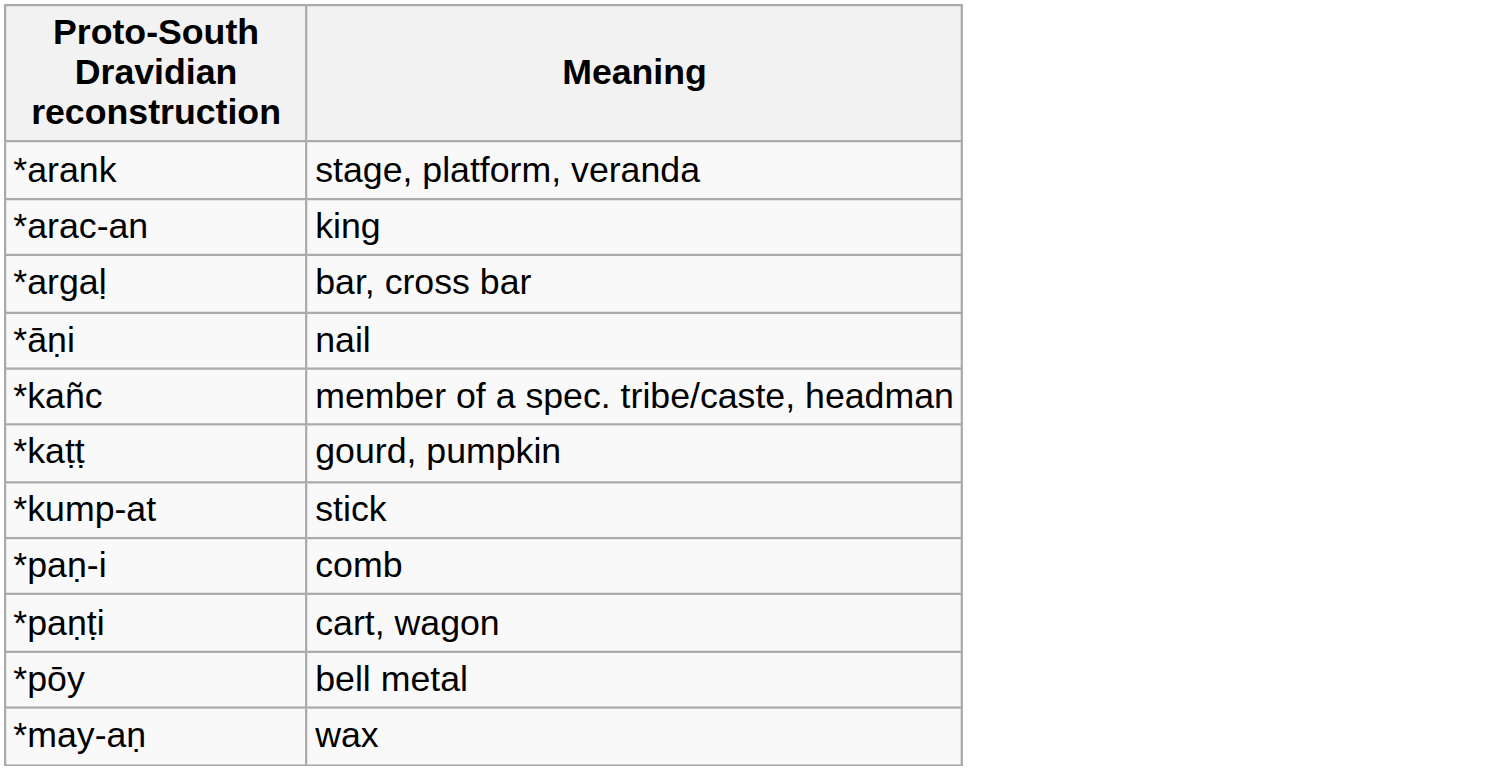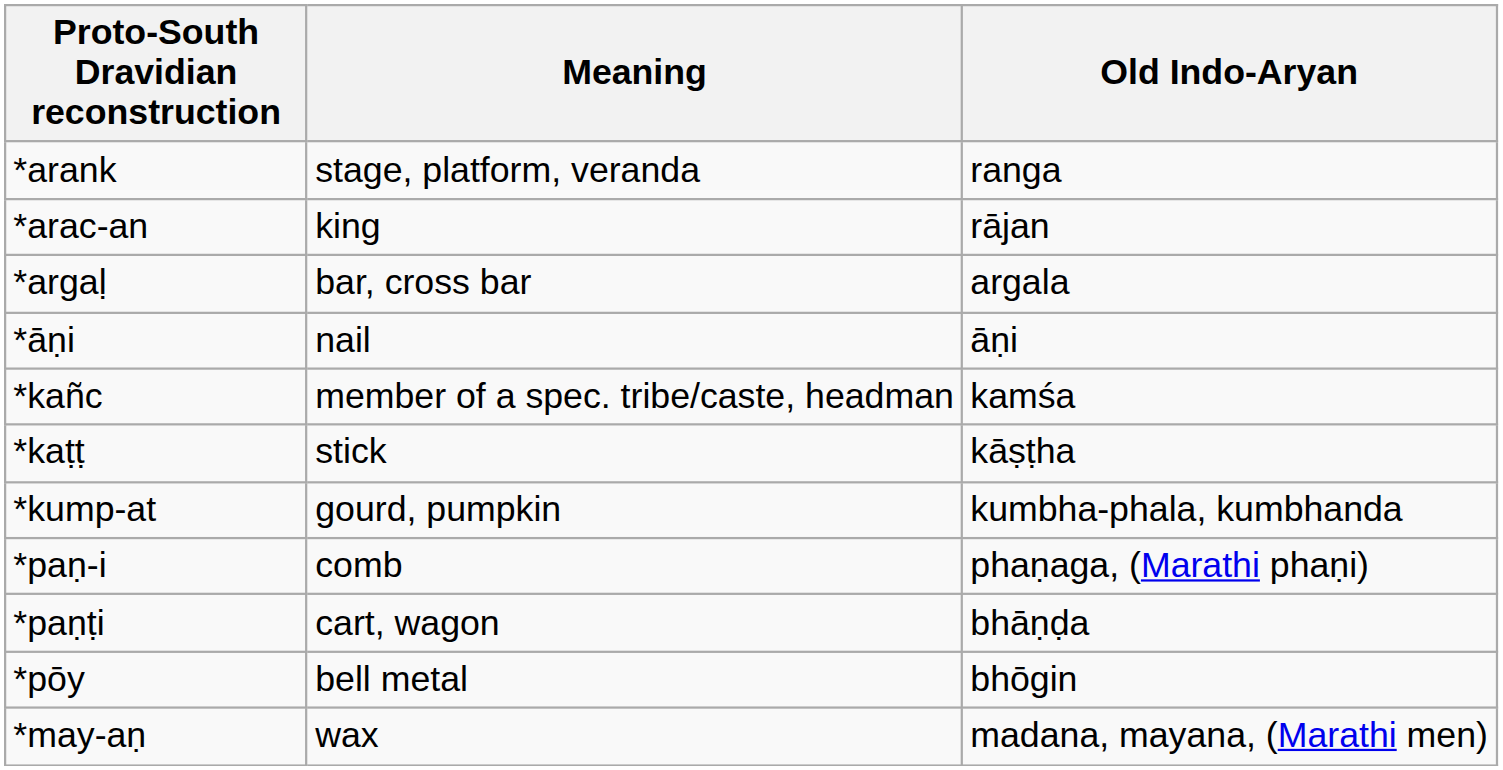+ column: (1229, 72)
(438, 452) gourd, pumpkin -> (351, 452) stick
(351, 509) stick -> (438, 509) gourd, pumpkin
